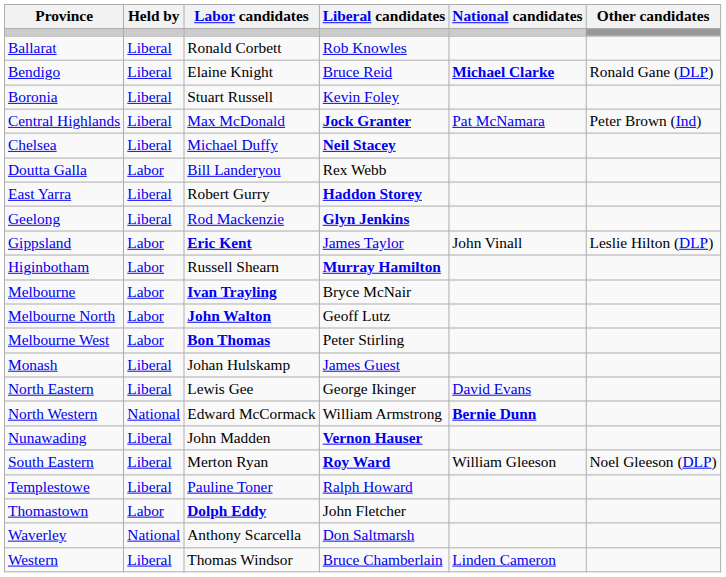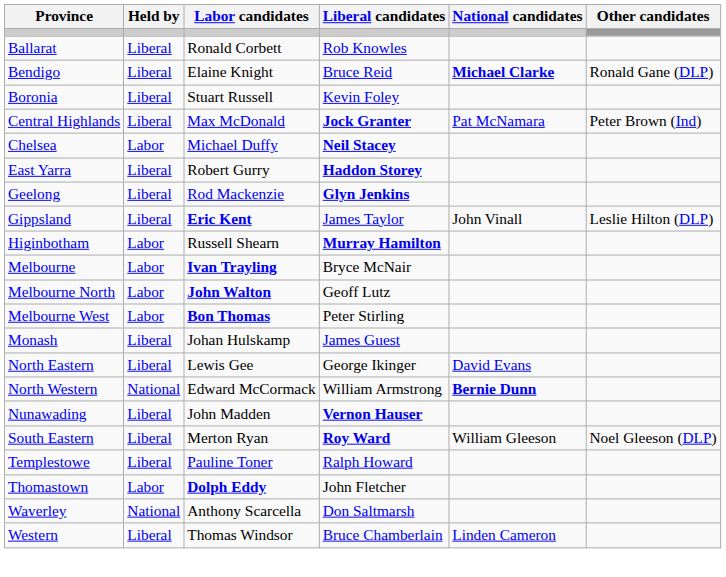(149, 145) Liberal -> (146, 145) Labor
- row: (47, 169)
(146, 242) Labor -> (149, 218) Liberal
